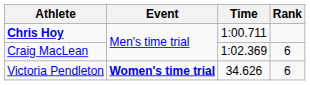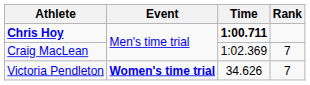(244, 33) normal -> (244, 33) bold
(287, 52) 6 -> (287, 52) 7
(287, 71) 6 -> (287, 71) 7
